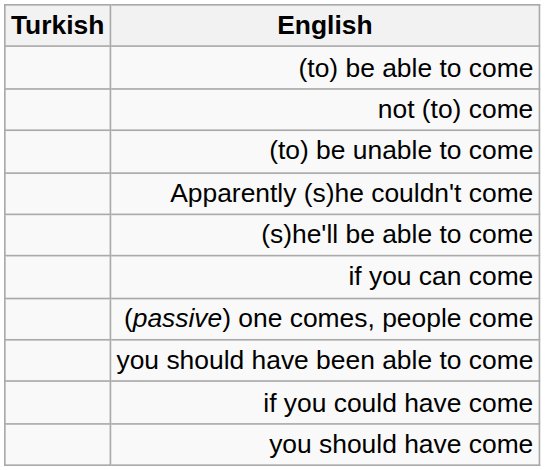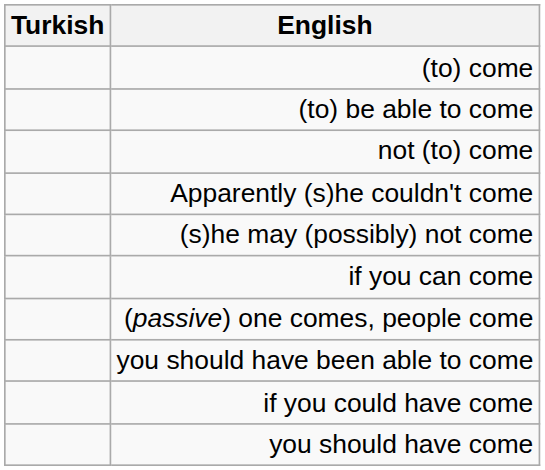+ row: (478, 67)
- row: (401, 151)
- row: (397, 234)
+ row: (357, 234)
